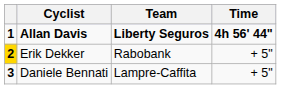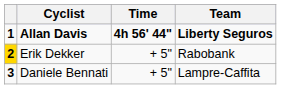columns swapped: (161, 14) <-> (244, 14)
